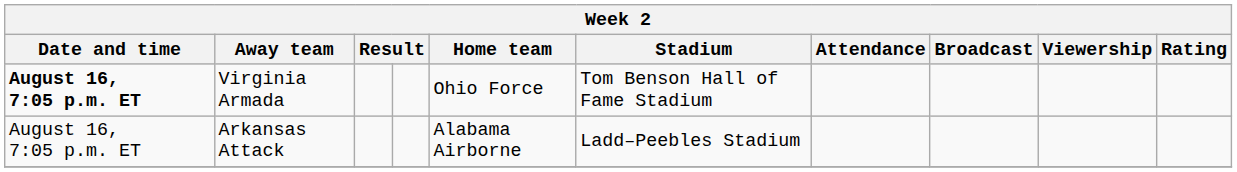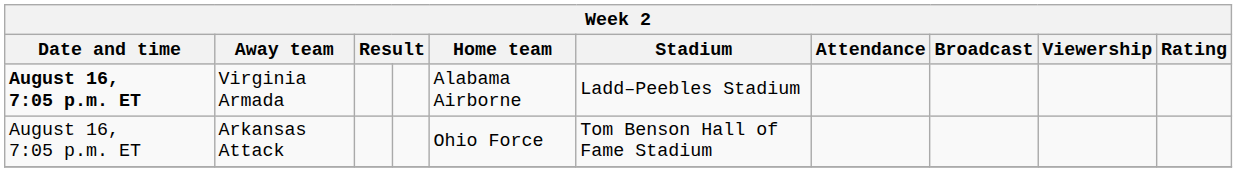(489, 90) Ohio Force -> (478, 90) Alabama Airborne
(679, 90) Tom Benson Hall of Fame Stadium -> (690, 90) Ladd–Peebles Stadium
(478, 141) Alabama Airborne -> (489, 141) Ohio Force
(690, 141) Ladd–Peebles Stadium -> (679, 141) Tom Benson Hall of Fame Stadium
